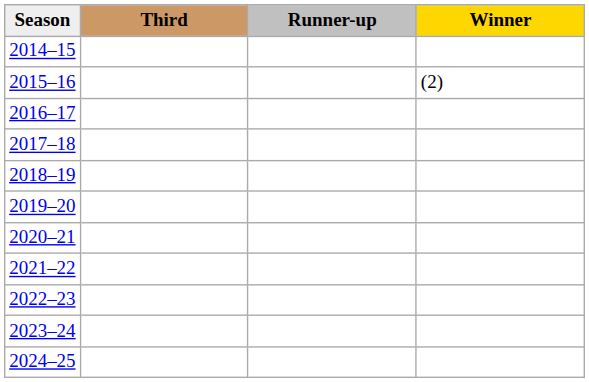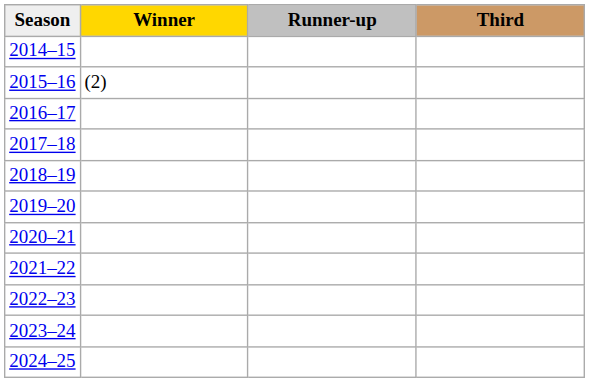columns swapped: (500, 19) <-> (164, 19)
